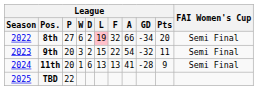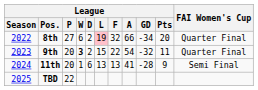(214, 38) Semi Final -> (214, 38) Quarter Final
(81, 52) normal -> (81, 52) bold
(214, 52) Semi Final -> (214, 52) Quarter Final
